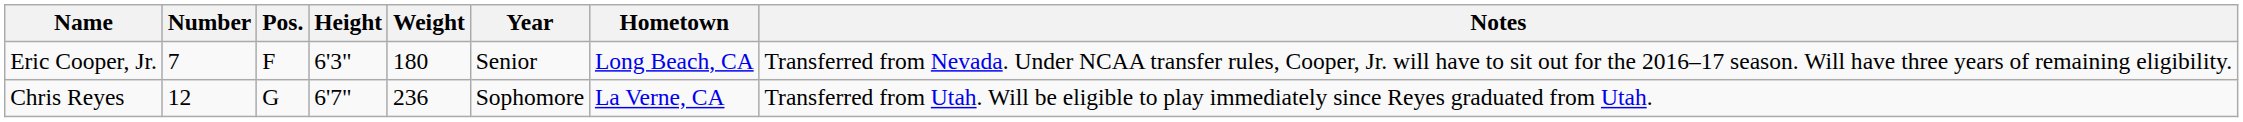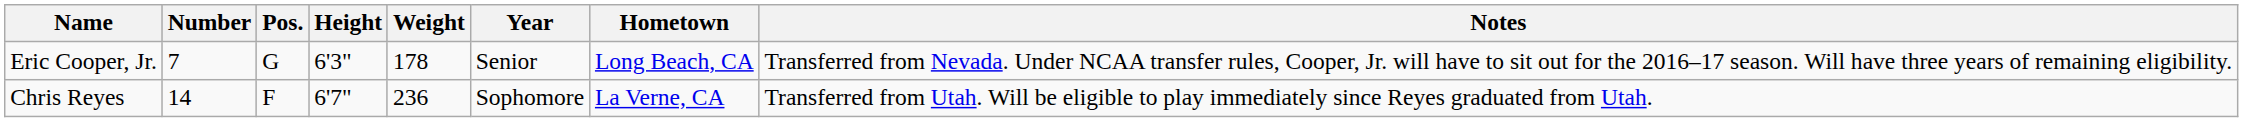(269, 60) F -> (271, 60) G
(411, 60) 180 -> (411, 60) 178
(179, 97) 12 -> (179, 97) 14
(271, 97) G -> (269, 97) F
